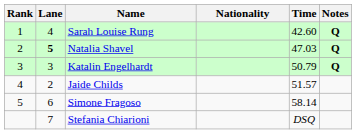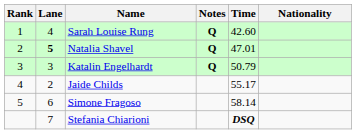columns swapped: (243, 13) <-> (335, 13)
(304, 48) 47.03 -> (243, 48) 47.01
(304, 84) 51.57 -> (243, 84) 55.17
(304, 119) normal -> (243, 119) bold
